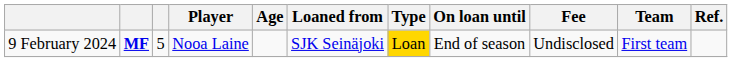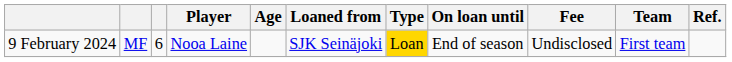(136, 43) bold -> (135, 43) normal
(161, 43) 5 -> (159, 43) 6
